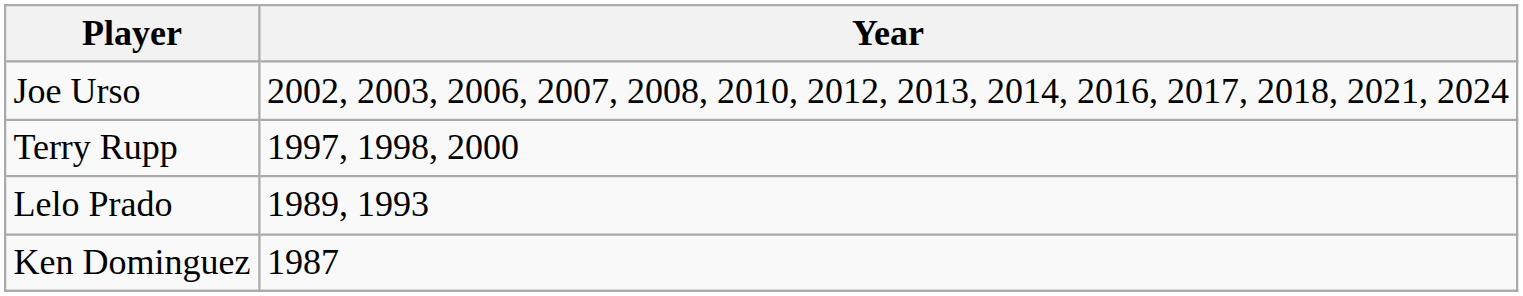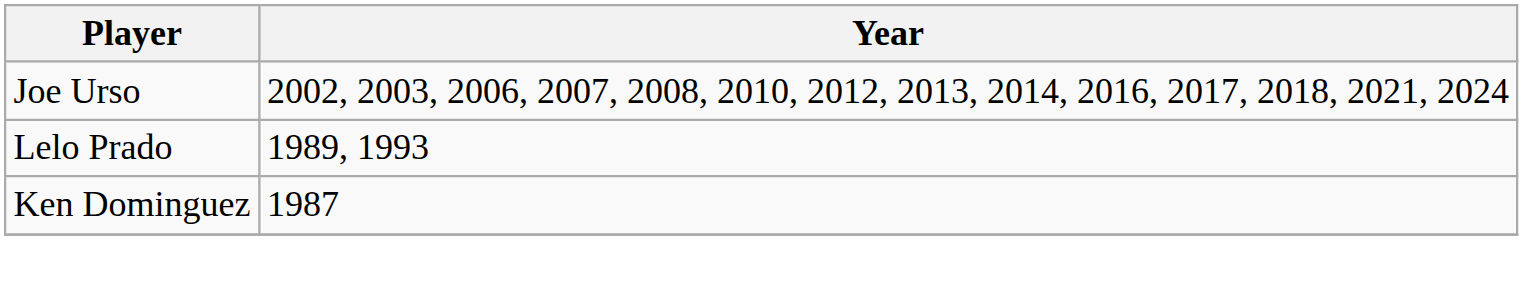- row: (96, 147)
